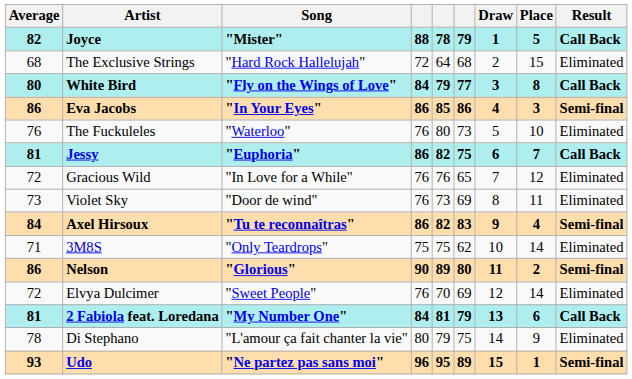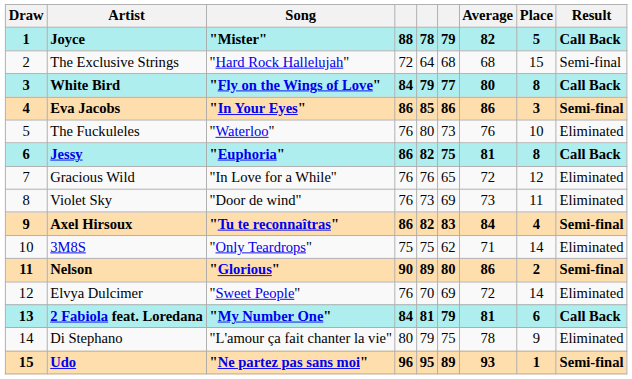columns swapped: (496, 16) <-> (34, 16)
(592, 62) Eliminated -> (590, 62) Semi-final
(536, 154) 7 -> (536, 154) 8
